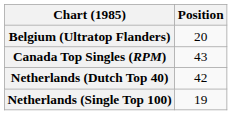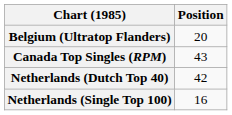(201, 99) 19 -> (201, 99) 16
